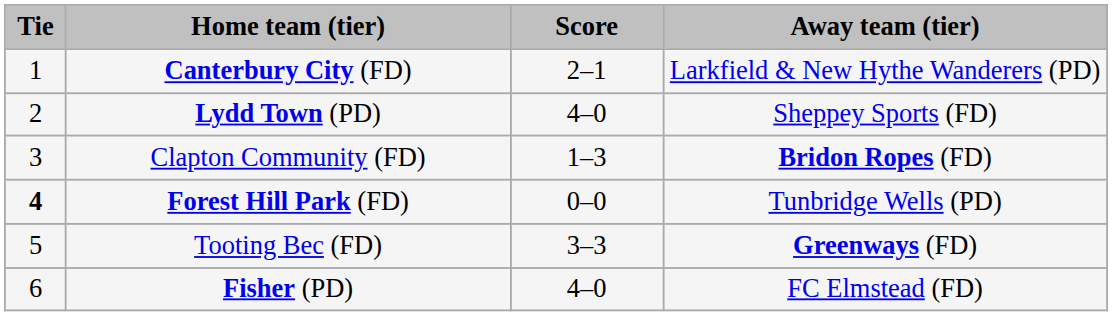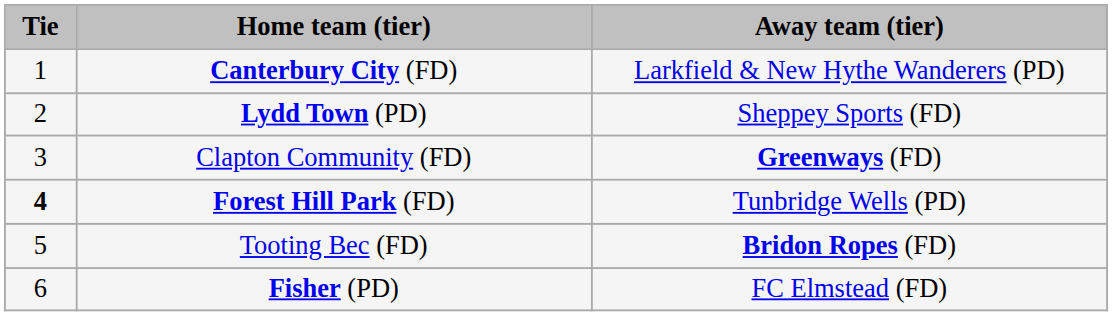- column: (587, 26)
(885, 157) Bridon Ropes (FD) -> (849, 157) Greenways (FD)
(885, 245) Greenways (FD) -> (849, 245) Bridon Ropes (FD)
